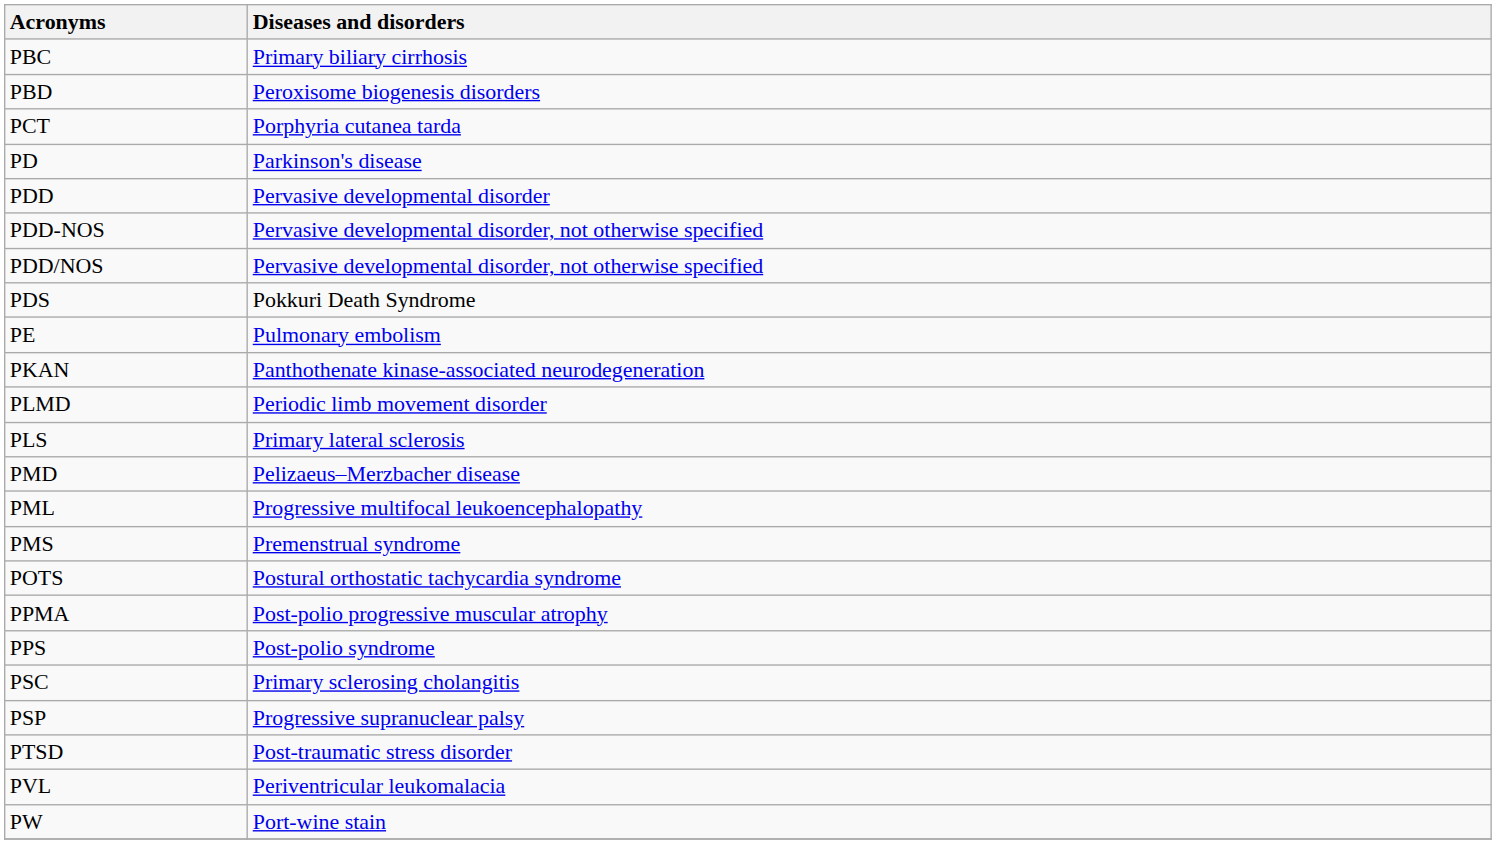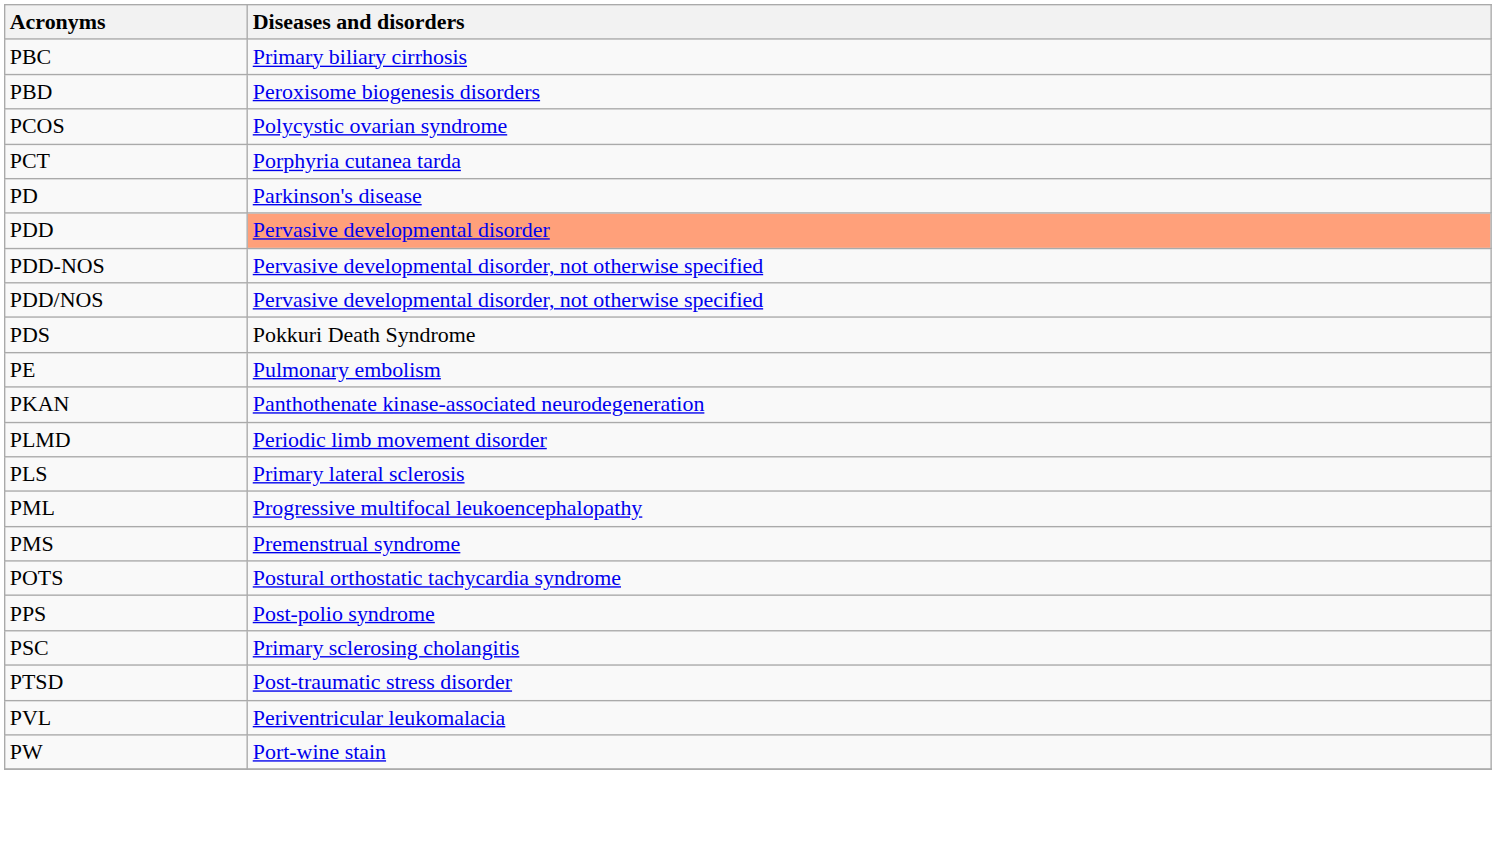+ row: (37, 126)
(401, 195) no background -> (401, 230) lightsalmon background
- row: (33, 473)
- row: (40, 612)
- row: (28, 717)
